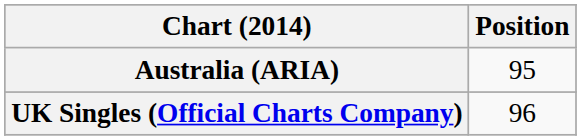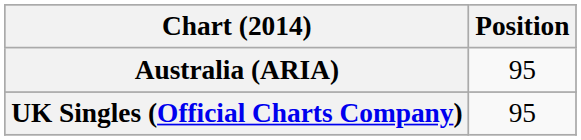(522, 112) 96 -> (522, 112) 95
